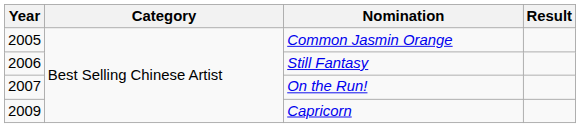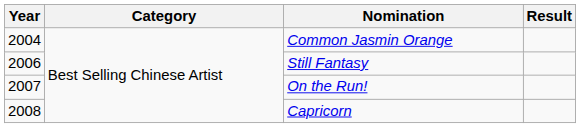(24, 39) 2005 -> (24, 39) 2004
(24, 110) 2009 -> (24, 110) 2008
